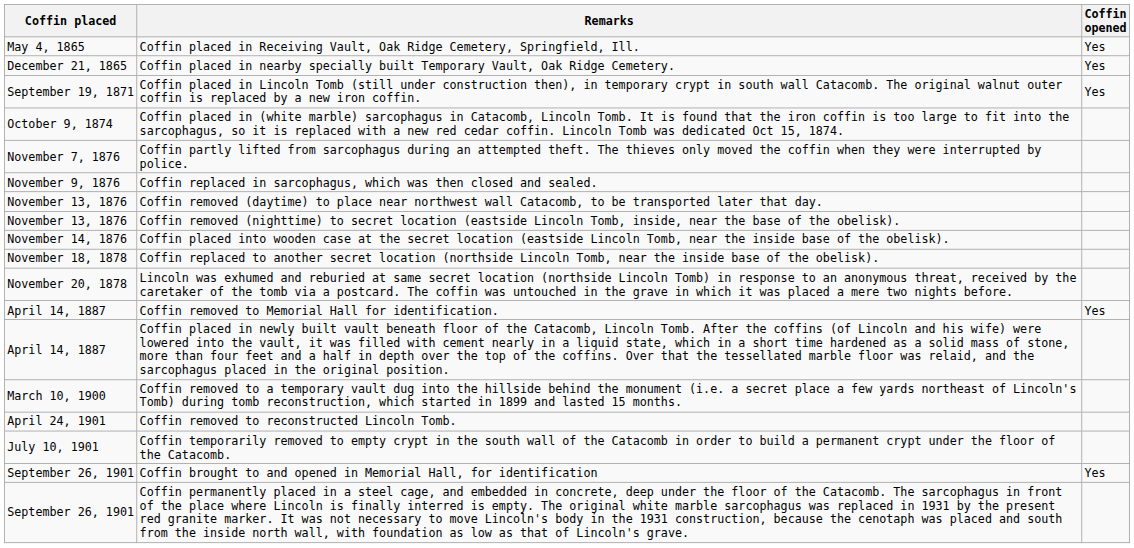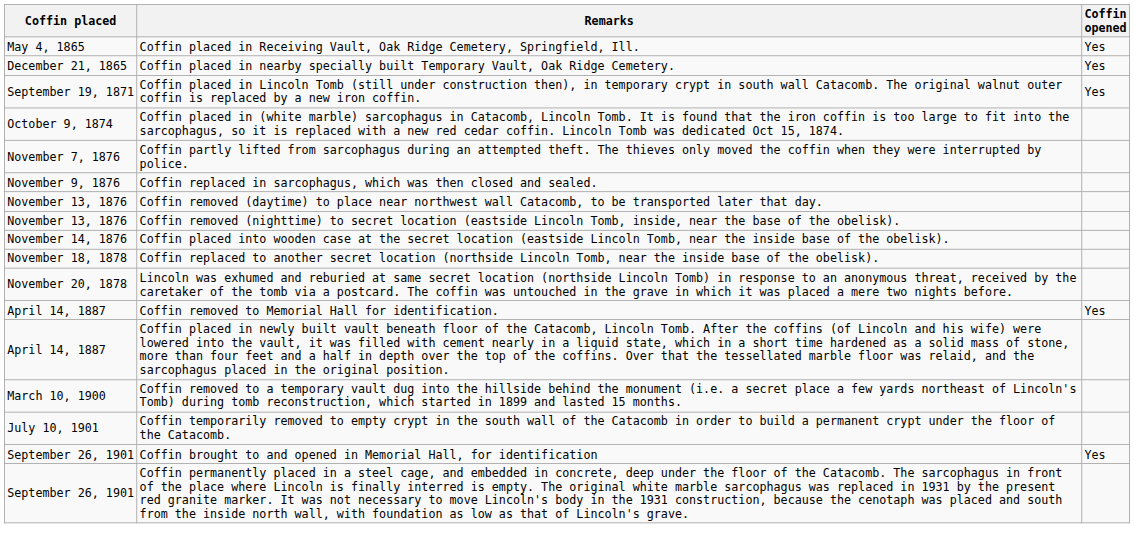- row: (298, 422)
